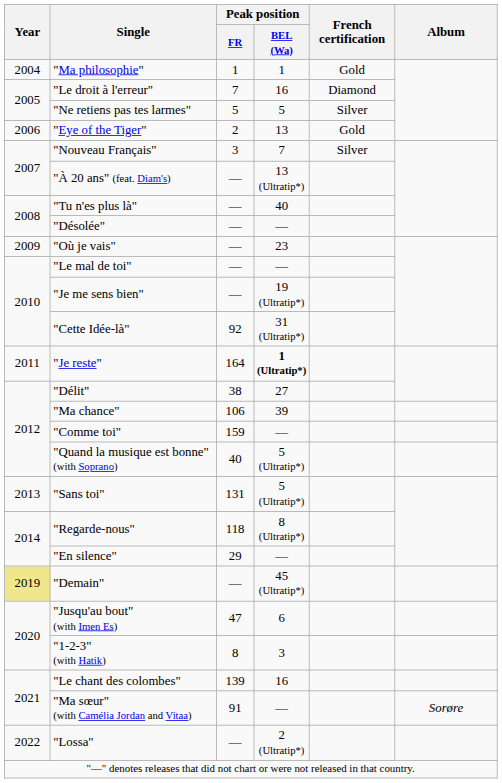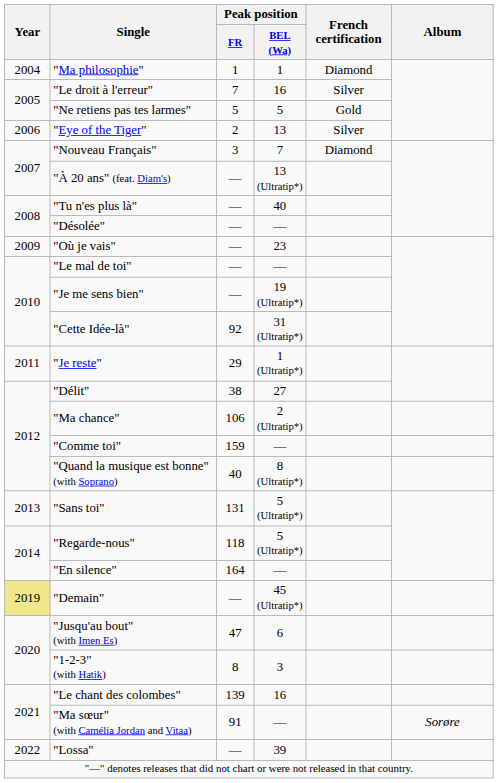(352, 69) Gold -> (349, 69) Diamond
(352, 89) Diamond -> (349, 89) Silver
(352, 110) Silver -> (349, 110) Gold
(352, 130) Gold -> (349, 130) Silver
(352, 150) Silver -> (349, 150) Diamond
(235, 363) 164 -> (235, 363) 29
(282, 363) bold -> (280, 363) normal
(282, 411) 39 -> (280, 418) 2 (Ultratip*)
(282, 459) 5 (Ultratip*) -> (280, 473) 8 (Ultratip*)
(282, 528) 8 (Ultratip*) -> (280, 543) 5 (Ultratip*)
(235, 556) 29 -> (235, 570) 164
(282, 742) 2 (Ultratip*) -> (280, 749) 39
